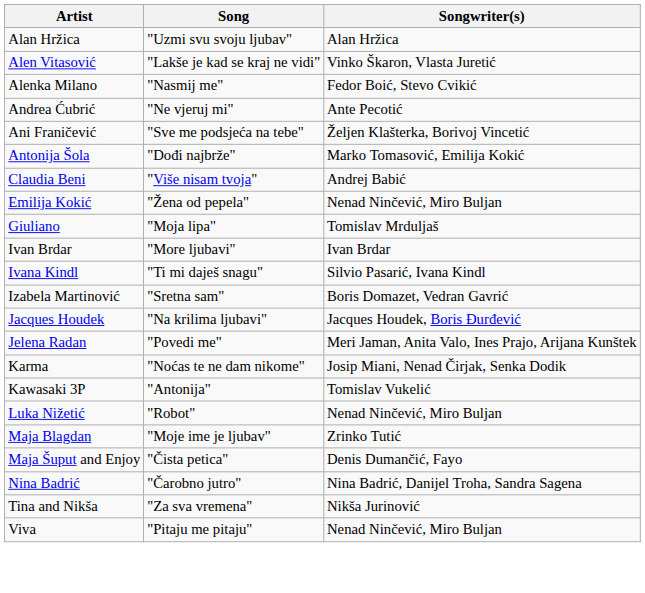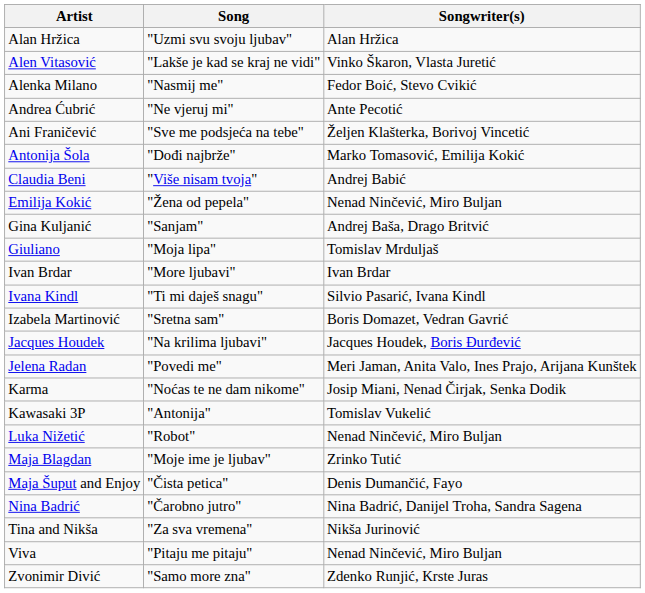+ row: (50, 226)
+ row: (54, 576)
